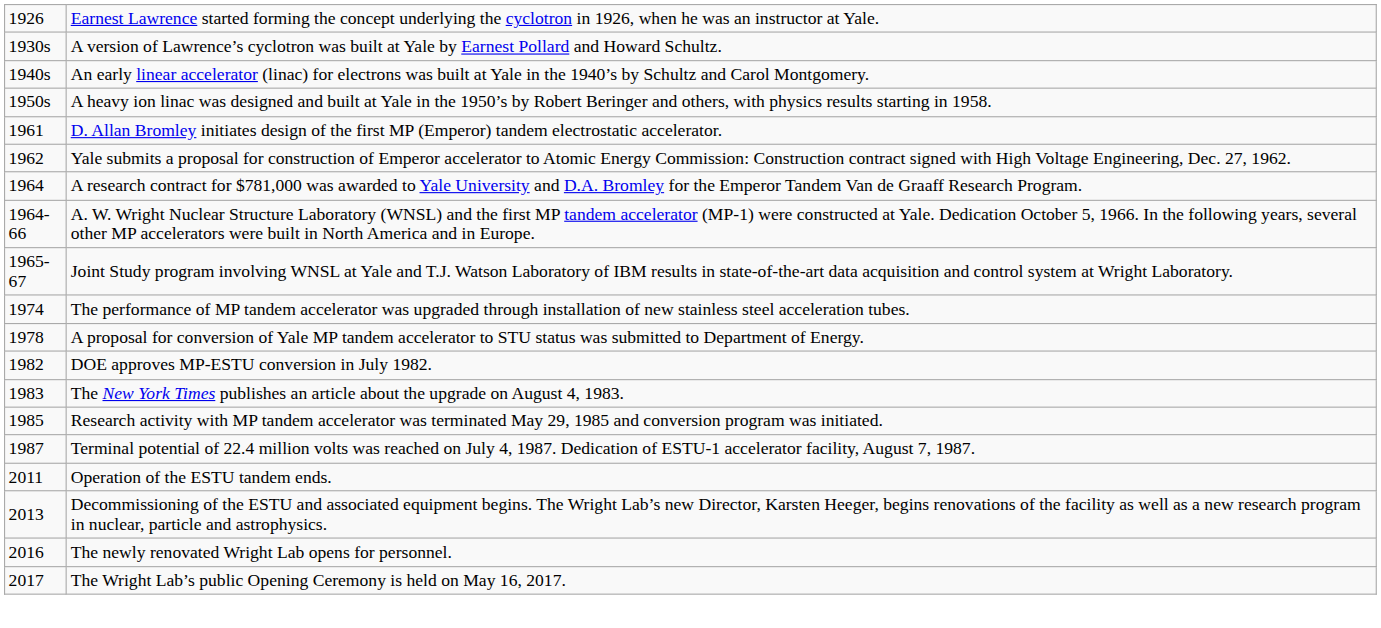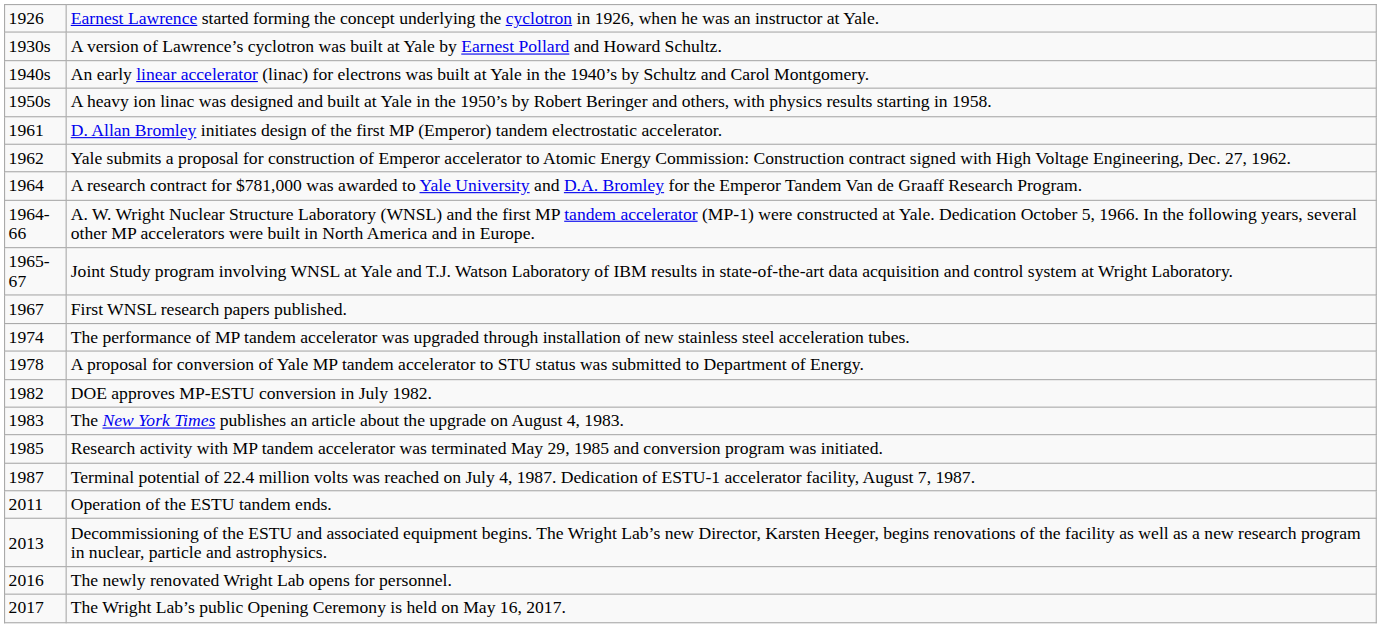+ row: (209, 309)
